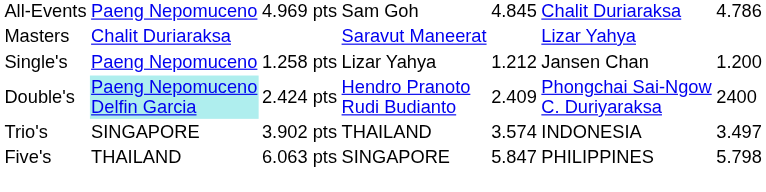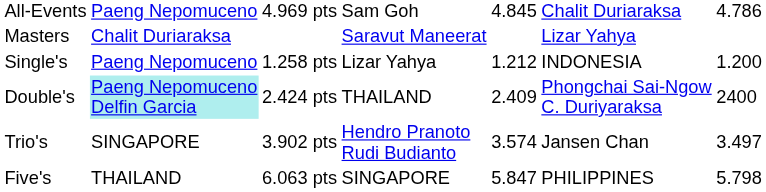(595, 61) Jansen Chan -> (592, 61) INDONESIA
(406, 97) Hendro Pranoto Rudi Budianto -> (387, 97) THAILAND
(387, 132) THAILAND -> (406, 142) Hendro Pranoto Rudi Budianto
(592, 132) INDONESIA -> (595, 142) Jansen Chan
